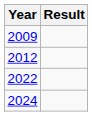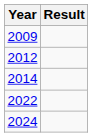+ row: (22, 79)
